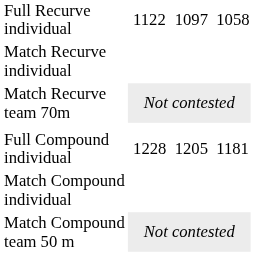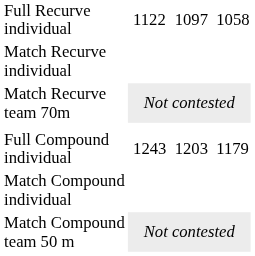(150, 148) 1228 -> (150, 148) 1243
(191, 148) 1205 -> (191, 148) 1203
(233, 148) 1181 -> (233, 148) 1179
